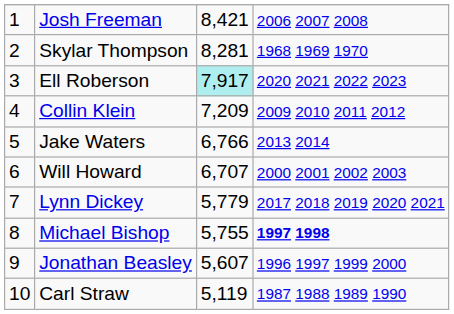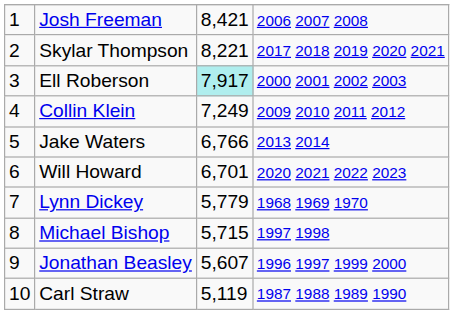(225, 50) 8,281 -> (225, 50) 8,221
(312, 50) 1968 1969 1970 -> (351, 50) 2017 2018 2019 2020 2021
(332, 81) 2020 2021 2022 2023 -> (332, 81) 2000 2001 2002 2003
(225, 111) 7,209 -> (225, 111) 7,249
(225, 171) 6,707 -> (225, 171) 6,701
(332, 172) 2000 2001 2002 2003 -> (332, 172) 2020 2021 2022 2023
(351, 203) 2017 2018 2019 2020 2021 -> (312, 203) 1968 1969 1970
(225, 232) 5,755 -> (225, 232) 5,715
(293, 233) bold -> (293, 233) normal
